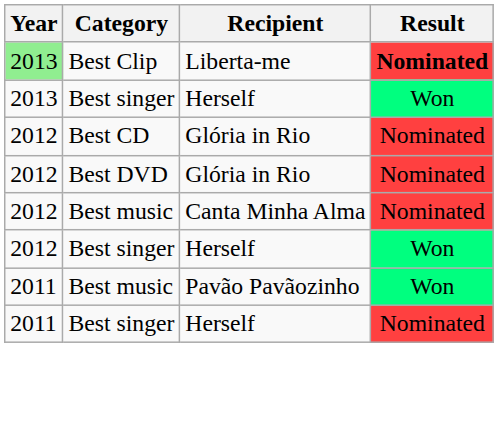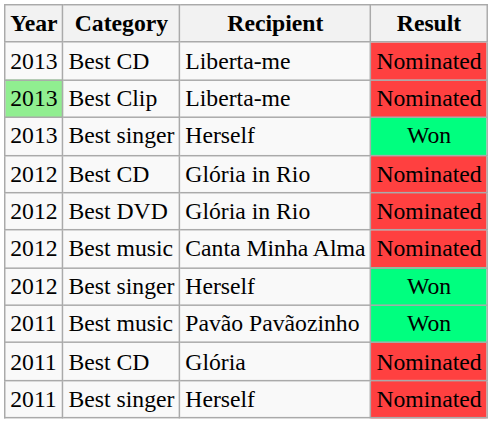+ row: (109, 60)
(432, 60) bold -> (429, 98) normal
+ row: (109, 361)
